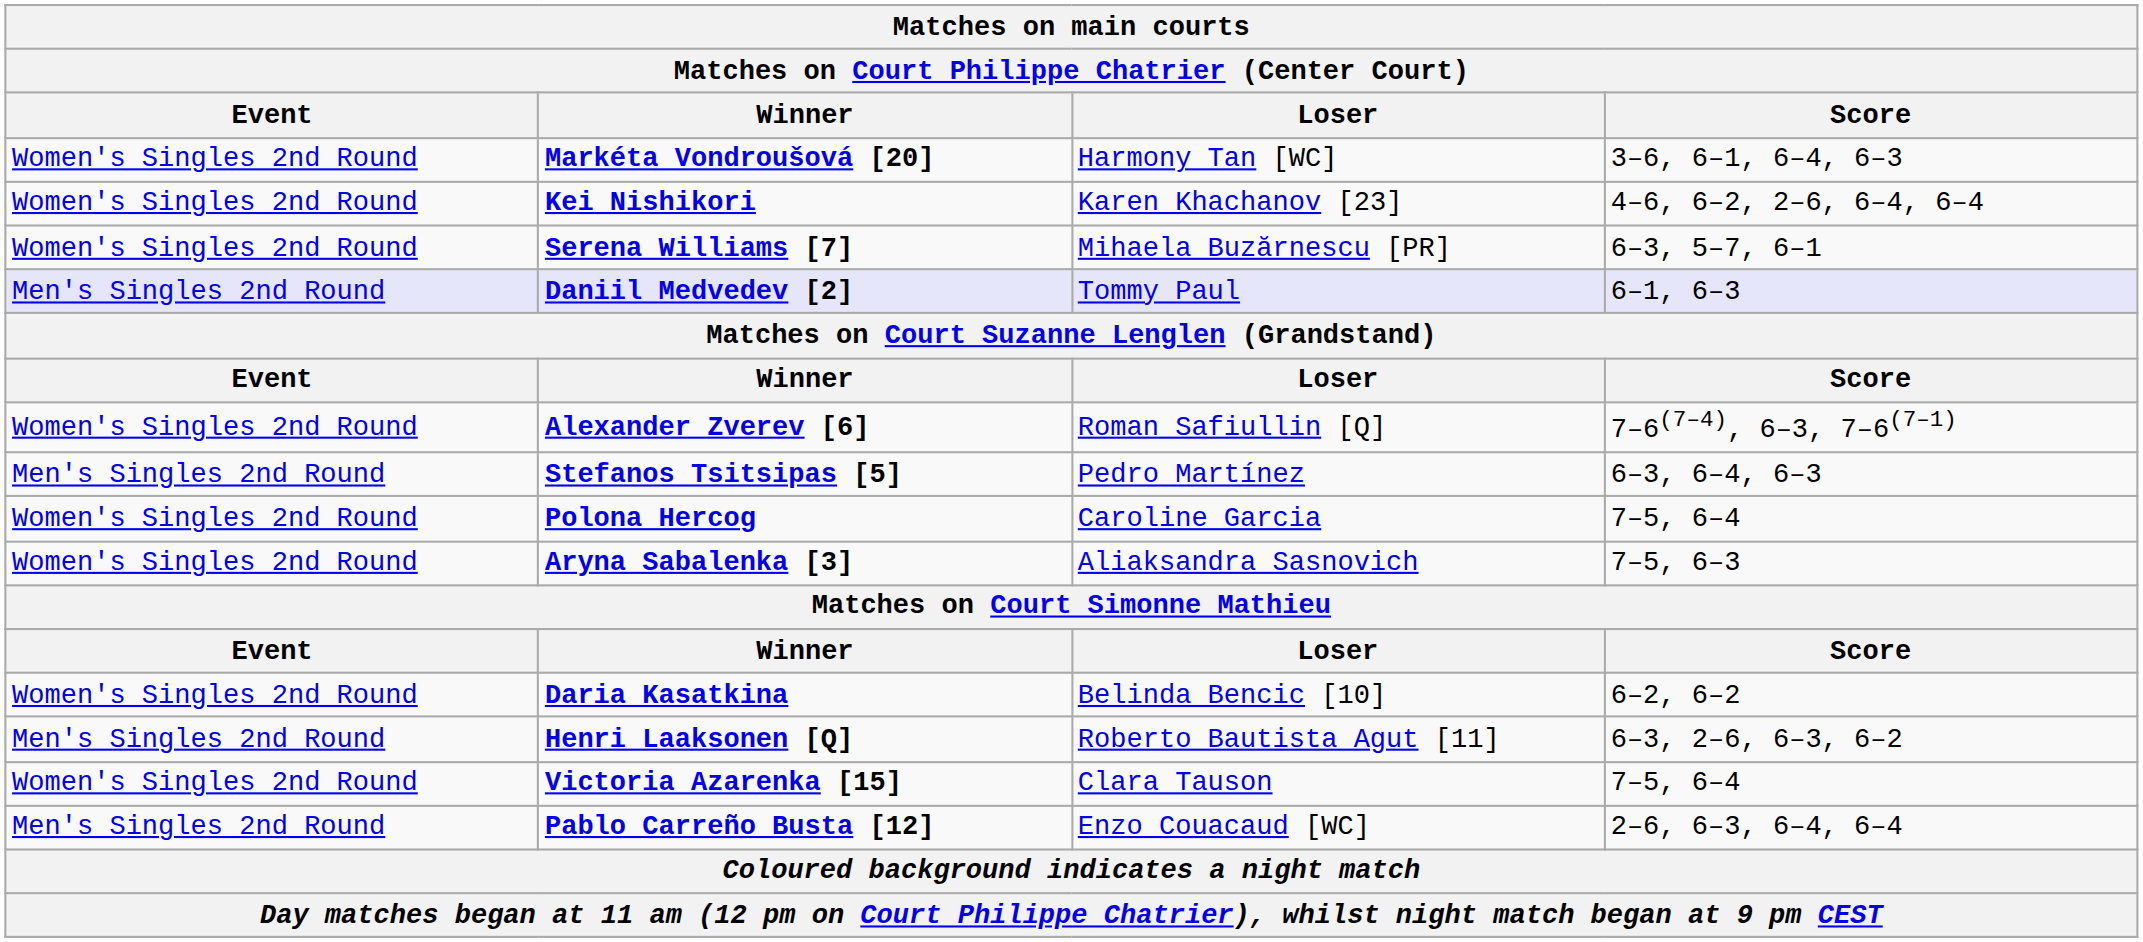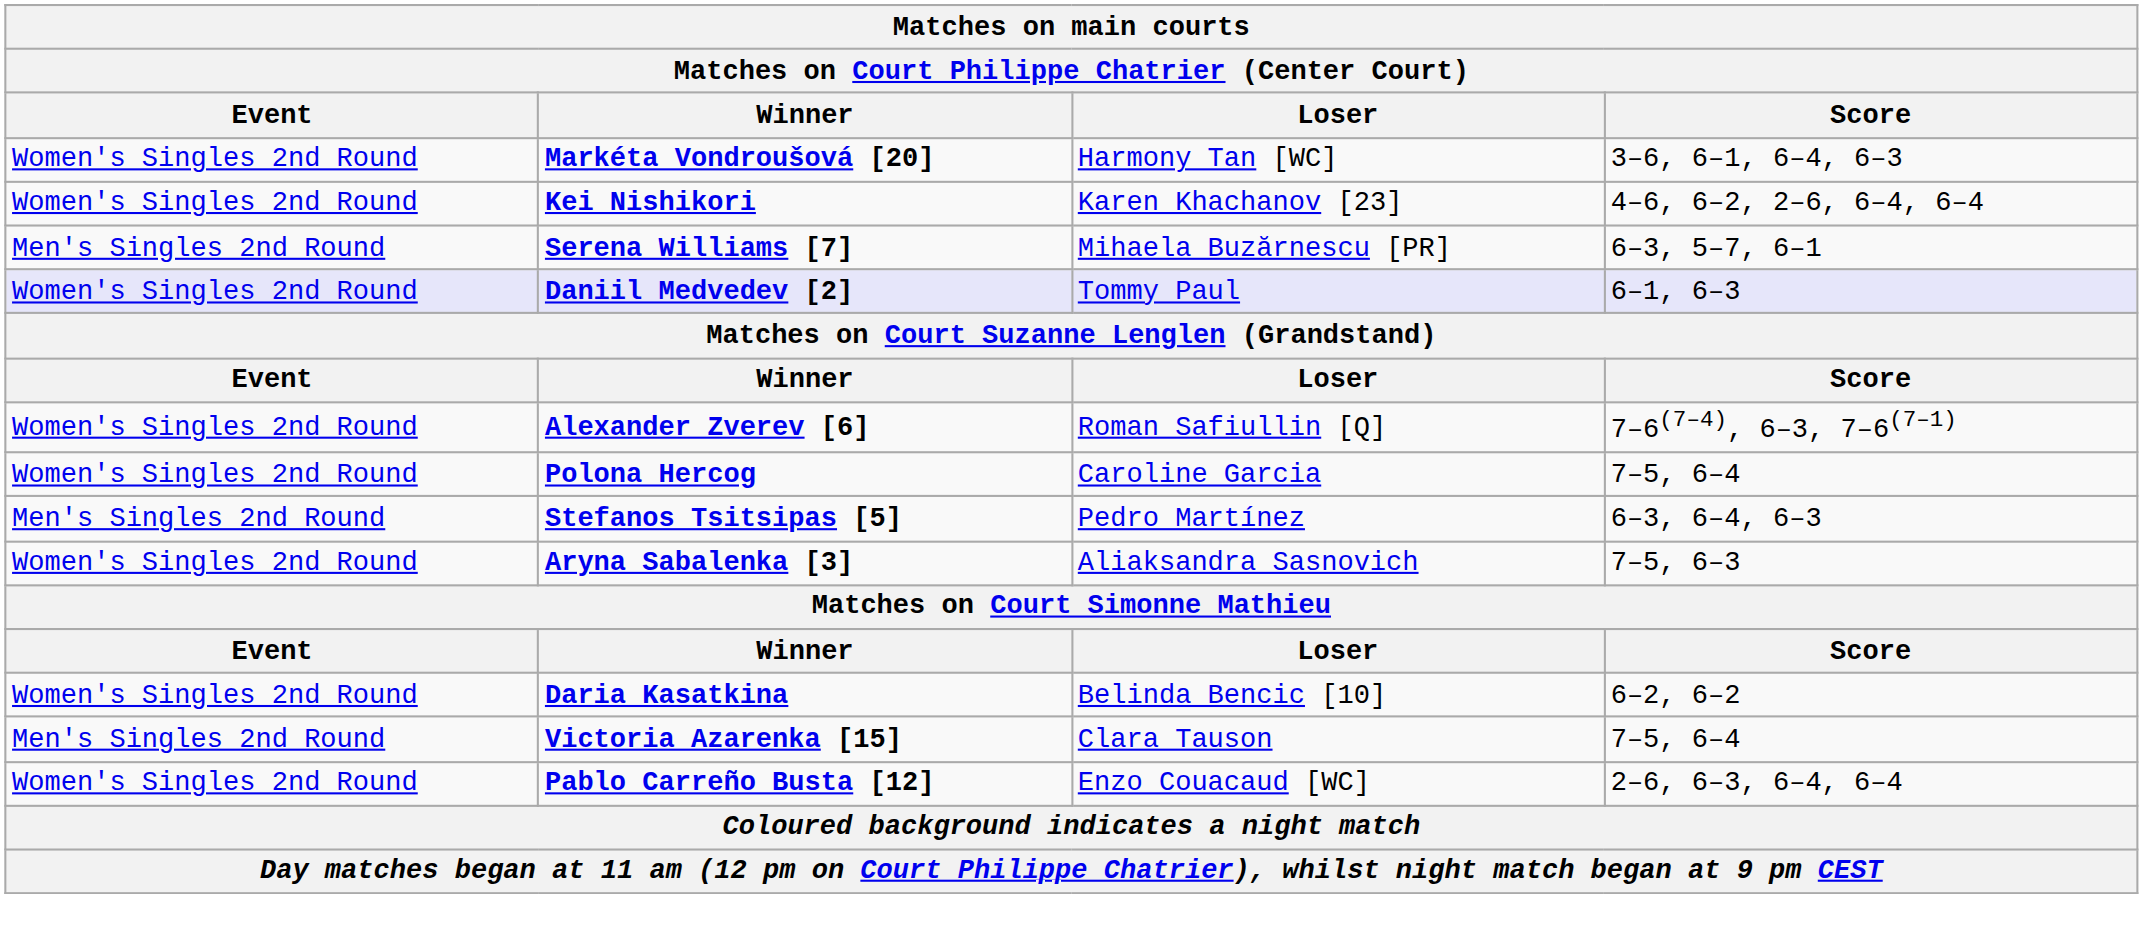(215, 247) Women's Singles 2nd Round -> (199, 247) Men's Singles 2nd Round
(199, 291) Men's Singles 2nd Round -> (215, 291) Women's Singles 2nd Round
rows swapped: (650, 519) <-> (723, 475)
- row: (699, 739)
(215, 783) Women's Singles 2nd Round -> (199, 739) Men's Singles 2nd Round
(199, 827) Men's Singles 2nd Round -> (215, 783) Women's Singles 2nd Round
